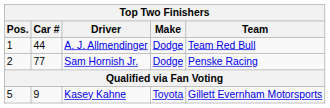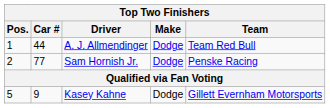(168, 95) Toyota -> (168, 95) Dodge
